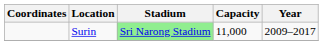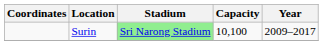(231, 31) 11,000 -> (231, 31) 10,100
